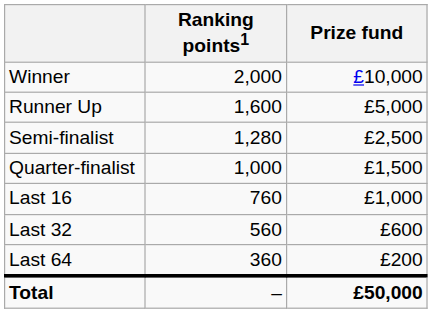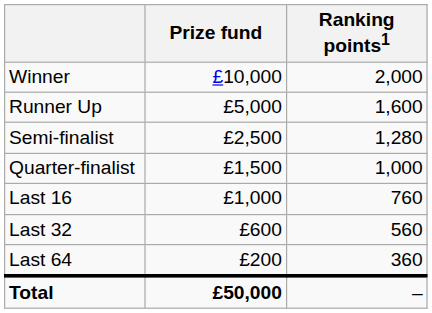columns swapped: (357, 33) <-> (216, 33)
